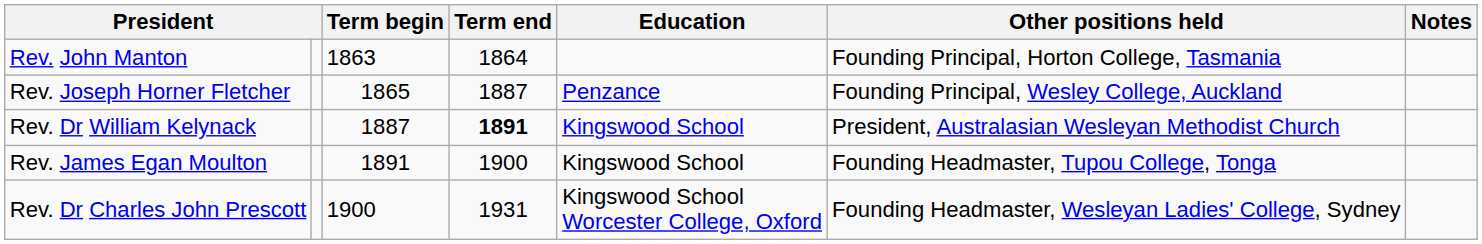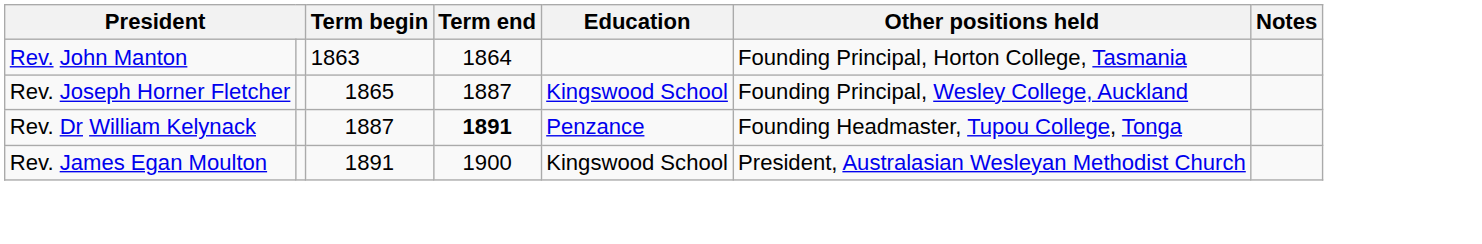(611, 92) Penzance -> (637, 92) Kingswood School
(653, 127) Kingswood School -> (595, 127) Penzance
(1086, 127) President, Australasian Wesleyan Methodist Church -> (960, 127) Founding Headmaster, Tupou College, Tonga
(1054, 162) Founding Headmaster, Tupou College, Tonga -> (992, 162) President, Australasian Wesleyan Methodist Church
- row: (158, 209)
